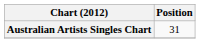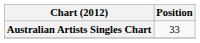(174, 29) 31 -> (174, 29) 33
